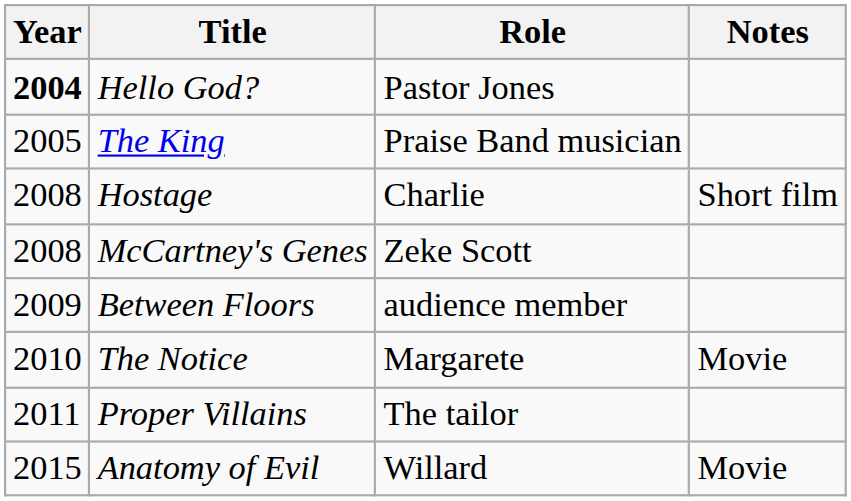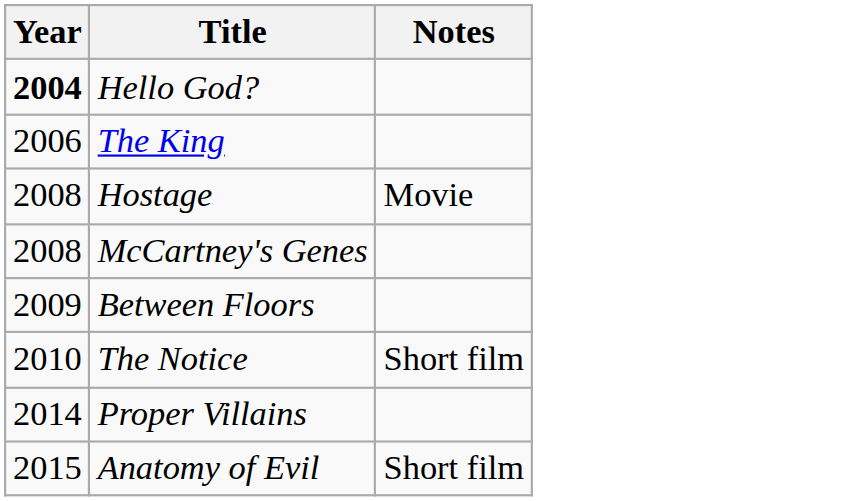- column: (533, 31)
(47, 140) 2005 -> (47, 140) 2006
(768, 195) Short film -> (428, 195) Movie
(742, 359) Movie -> (454, 359) Short film
(47, 413) 2011 -> (47, 413) 2014
(742, 468) Movie -> (454, 468) Short film
